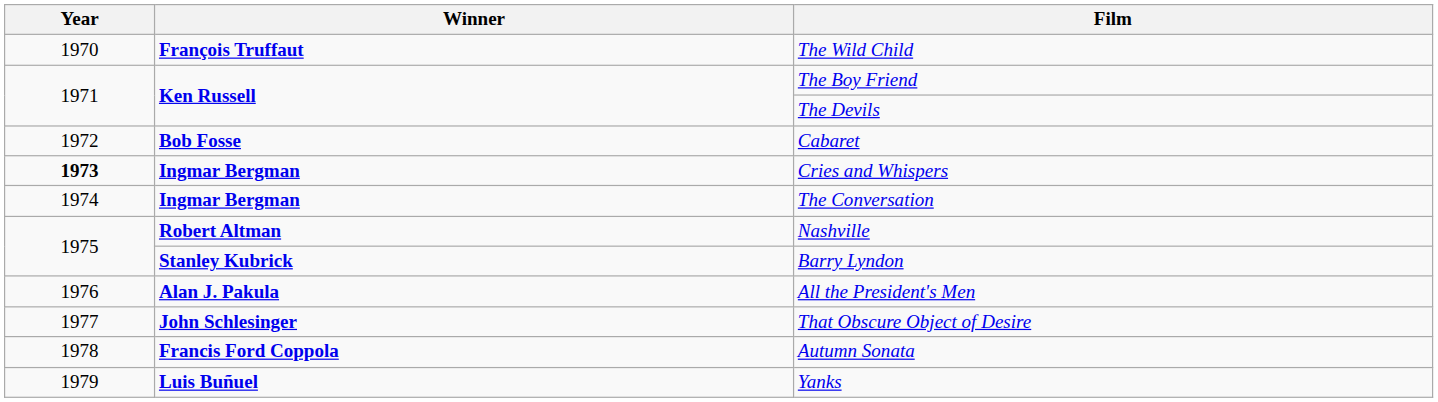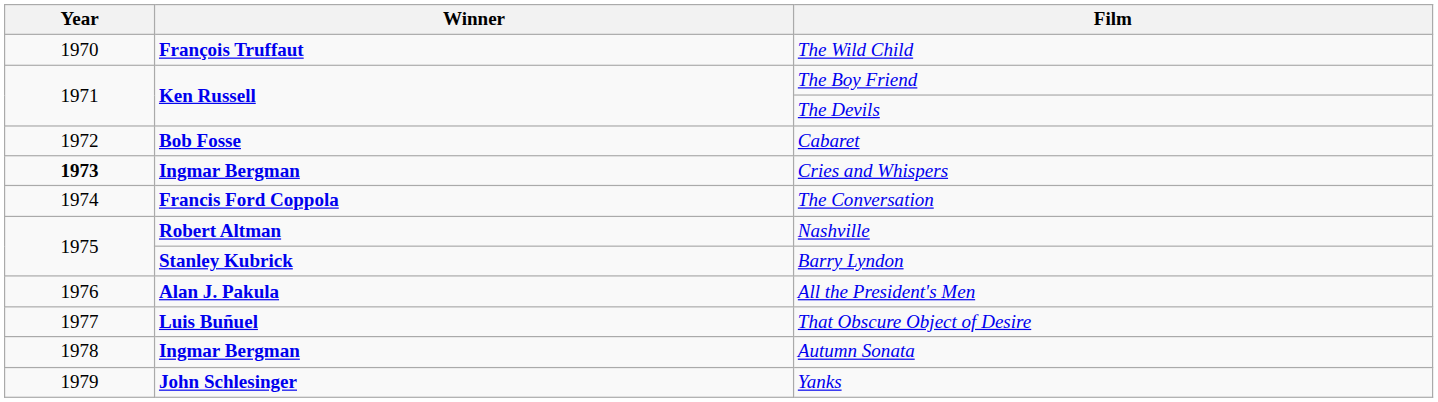(229, 200) Ingmar Bergman -> (249, 200) Francis Ford Coppola
(228, 321) John Schlesinger -> (208, 321) Luis Buñuel
(249, 351) Francis Ford Coppola -> (229, 351) Ingmar Bergman
(208, 381) Luis Buñuel -> (228, 381) John Schlesinger
